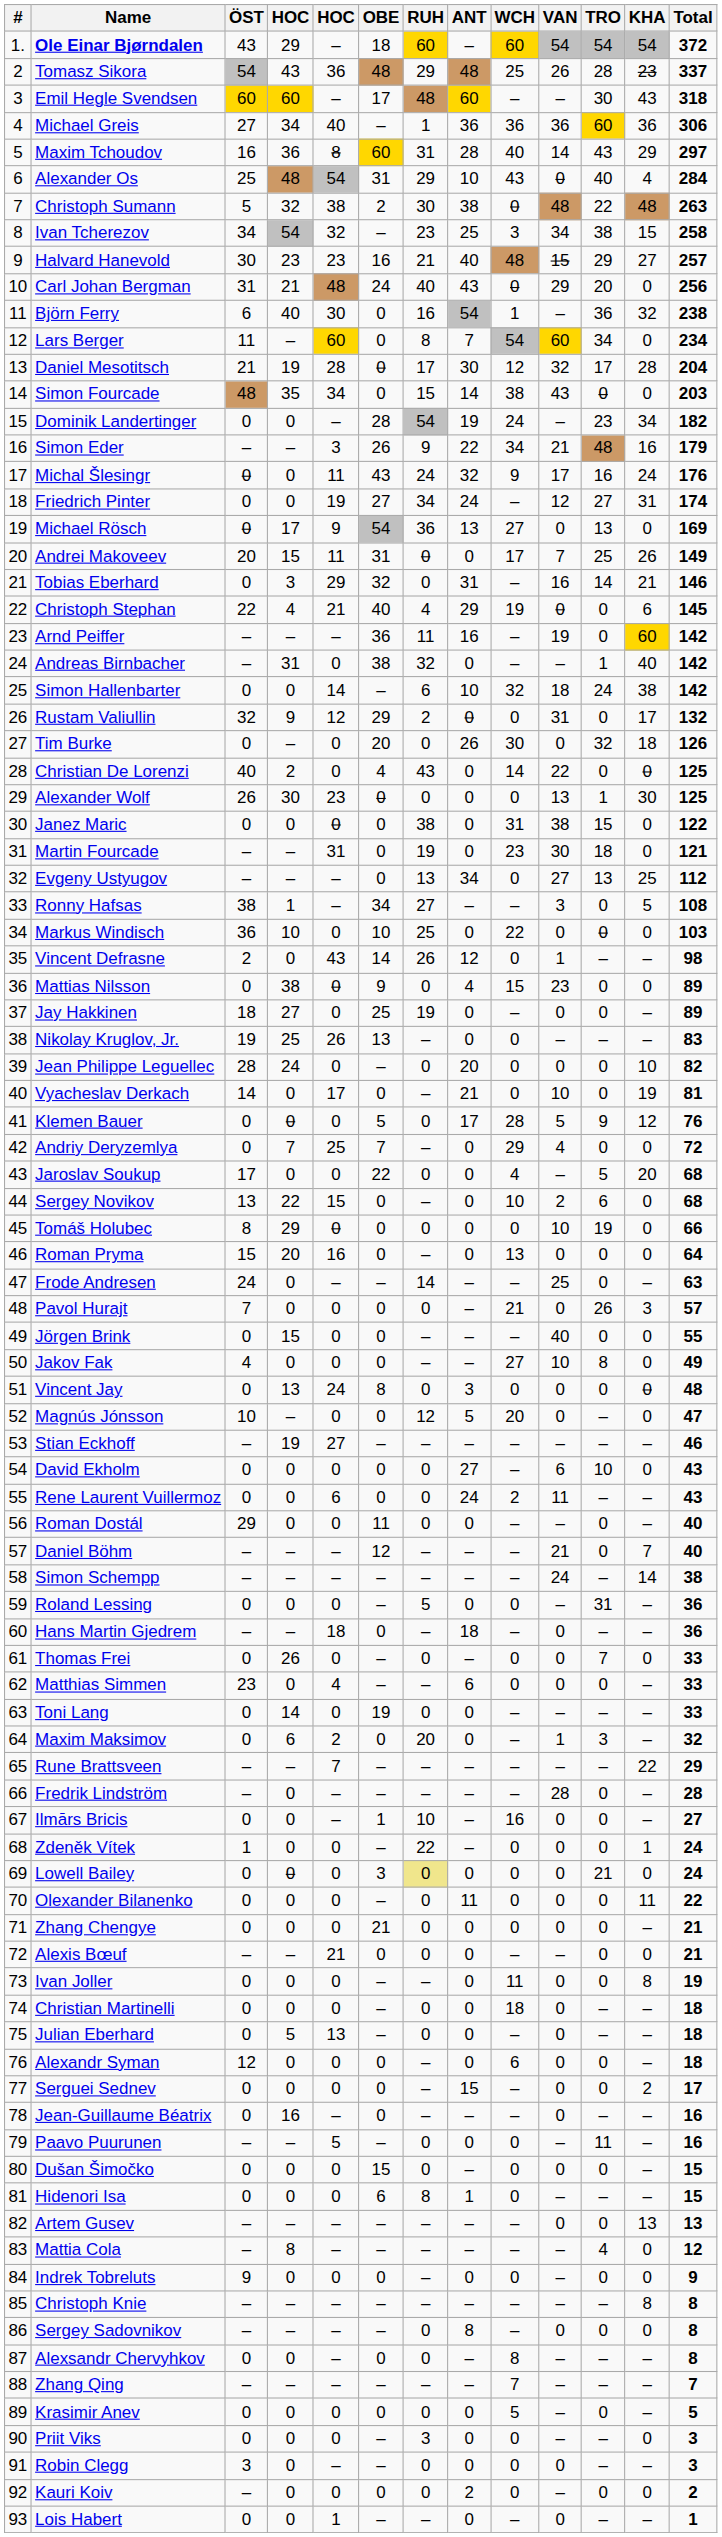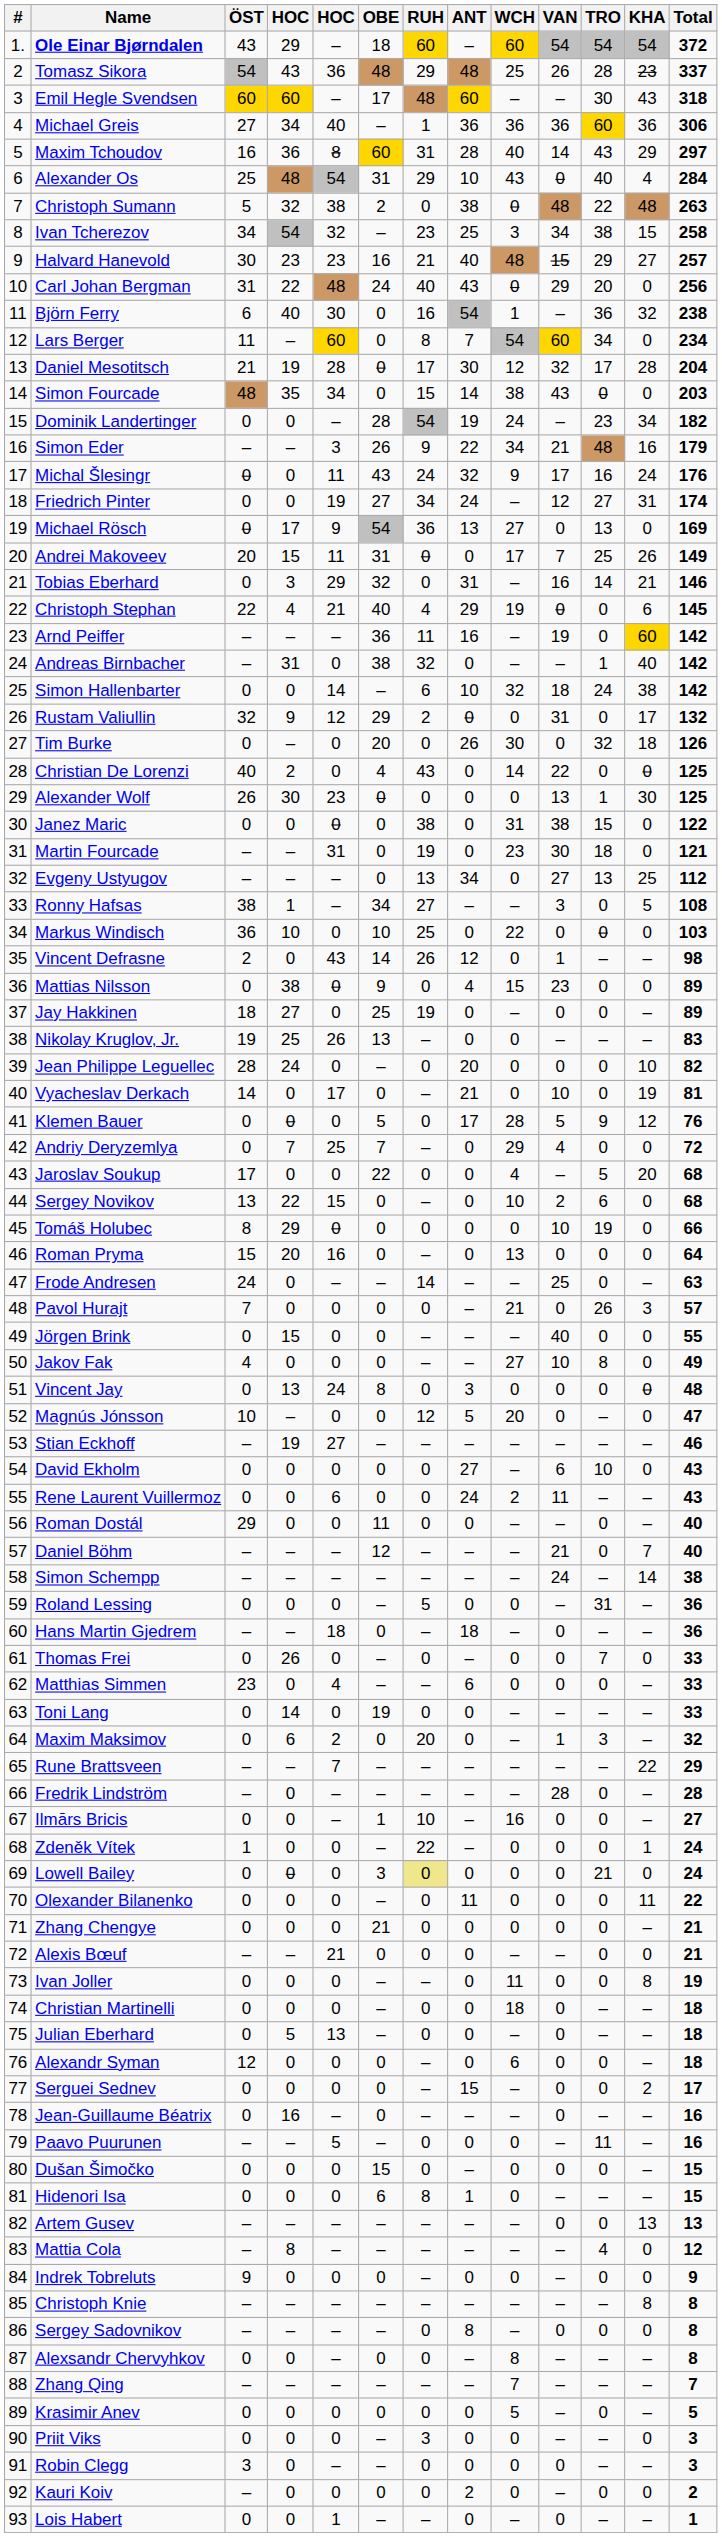(426, 206) 30 -> (426, 206) 0
(290, 286) 21 -> (290, 286) 22
